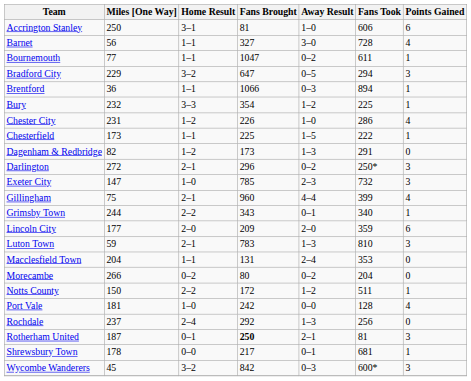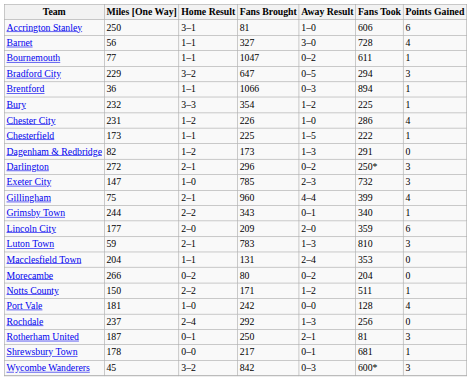(247, 290) 172 -> (247, 290) 171
(247, 337) bold -> (247, 337) normal
